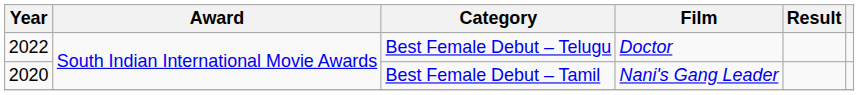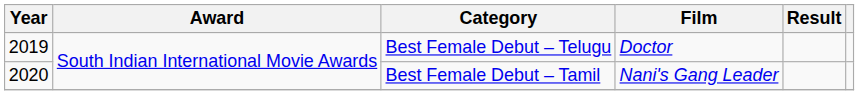(29, 47) 2022 -> (29, 47) 2019
